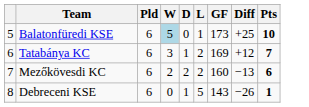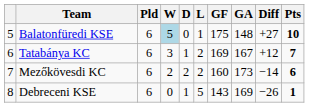+ column: (244, 14)
(219, 33) 173 -> (219, 33) 175
(245, 33) +25 -> (269, 33) +27
(245, 72) −13 -> (269, 72) −14
